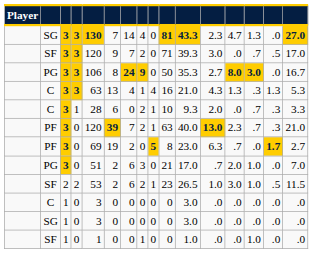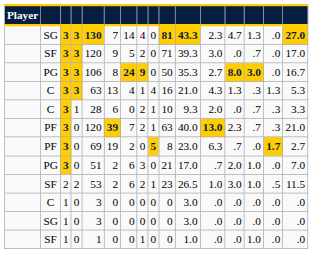(132, 54) 7 -> (132, 54) 5
(276, 54) .5 -> (276, 54) .0
